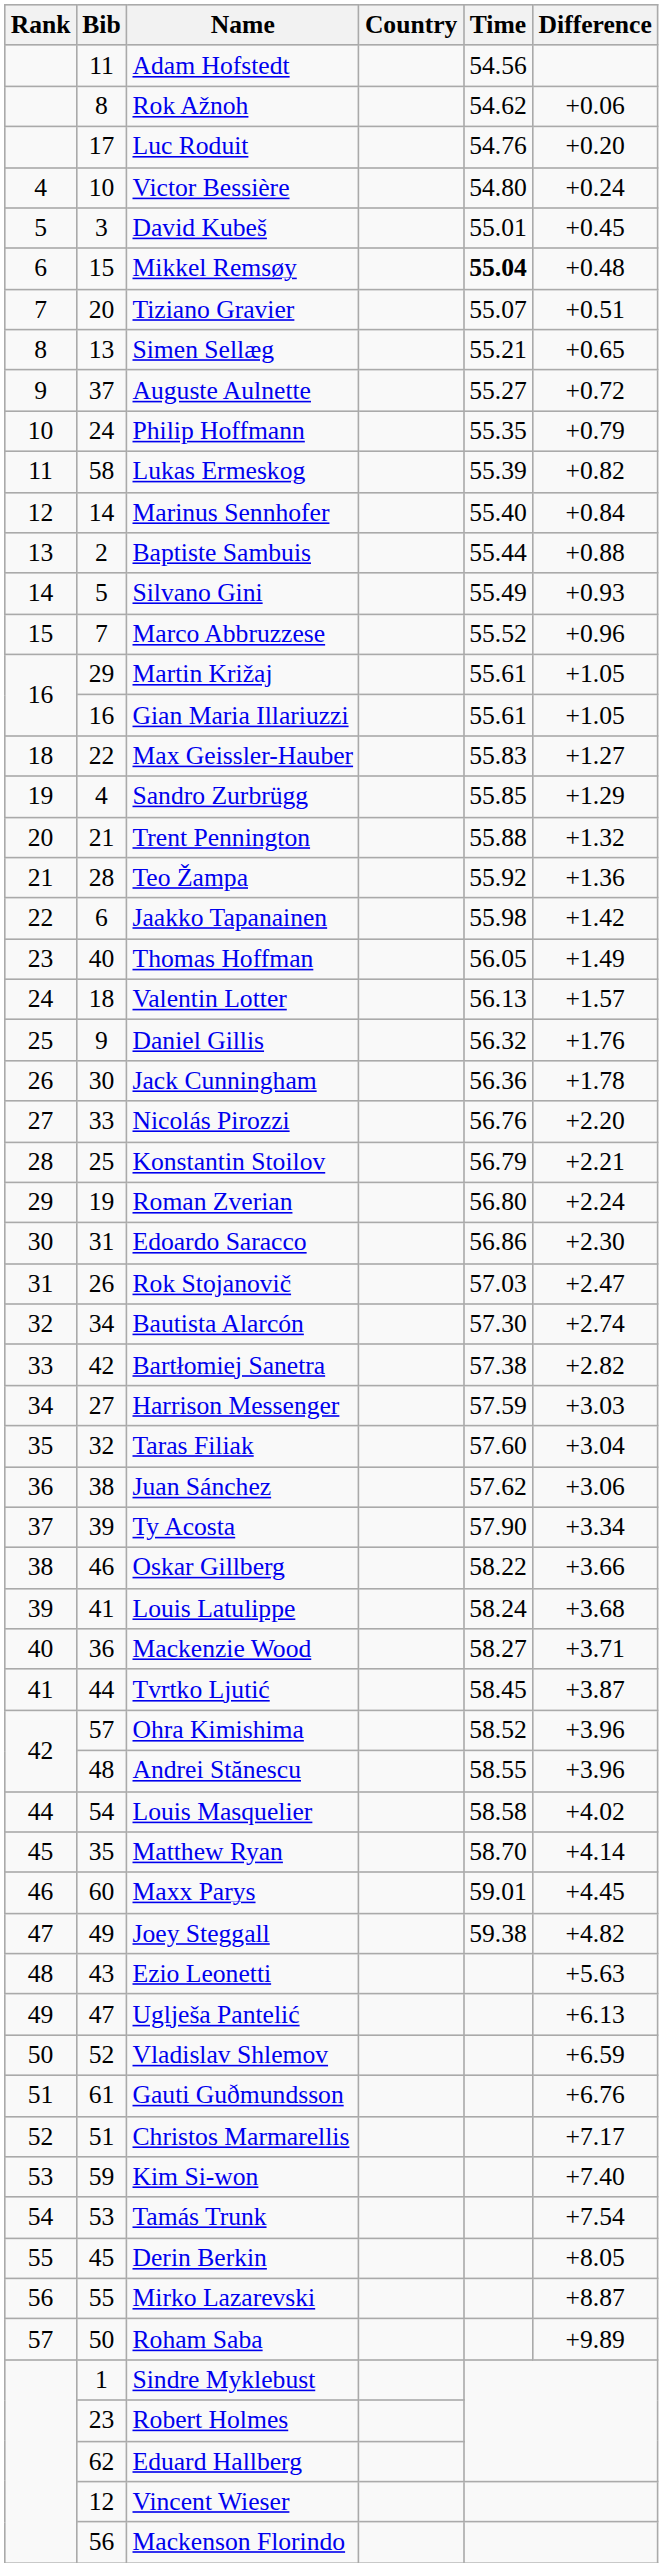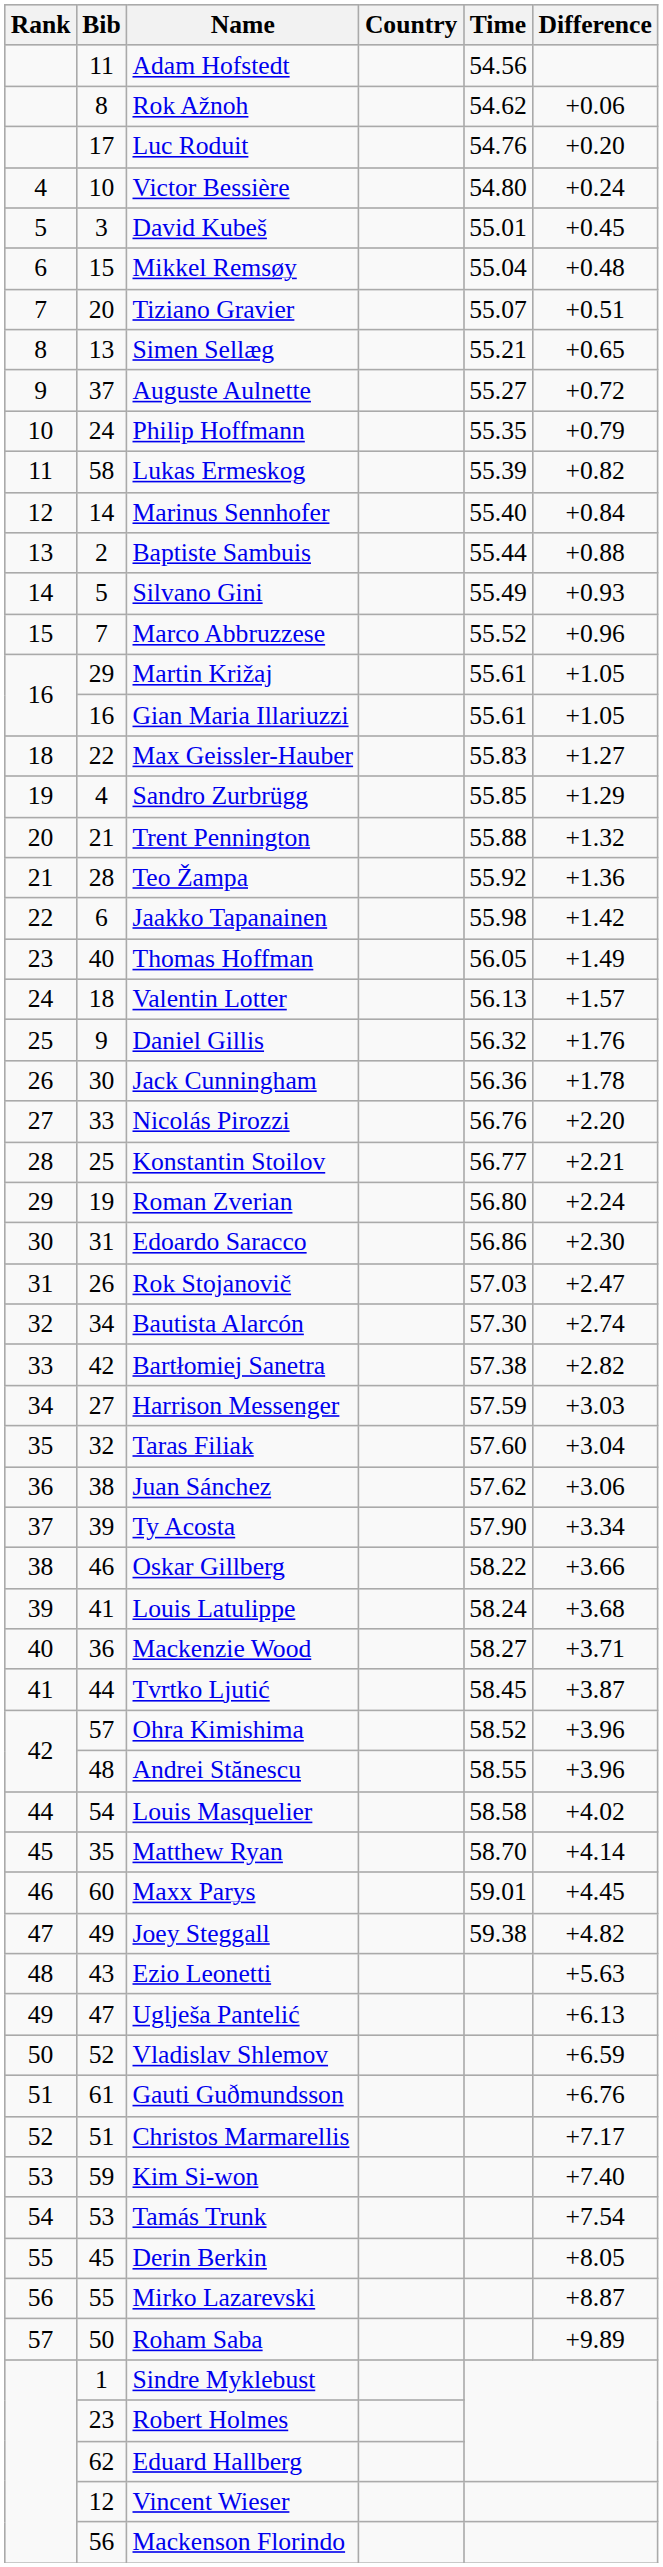(498, 268) bold -> (498, 268) normal
(498, 1161) 56.79 -> (498, 1161) 56.77
